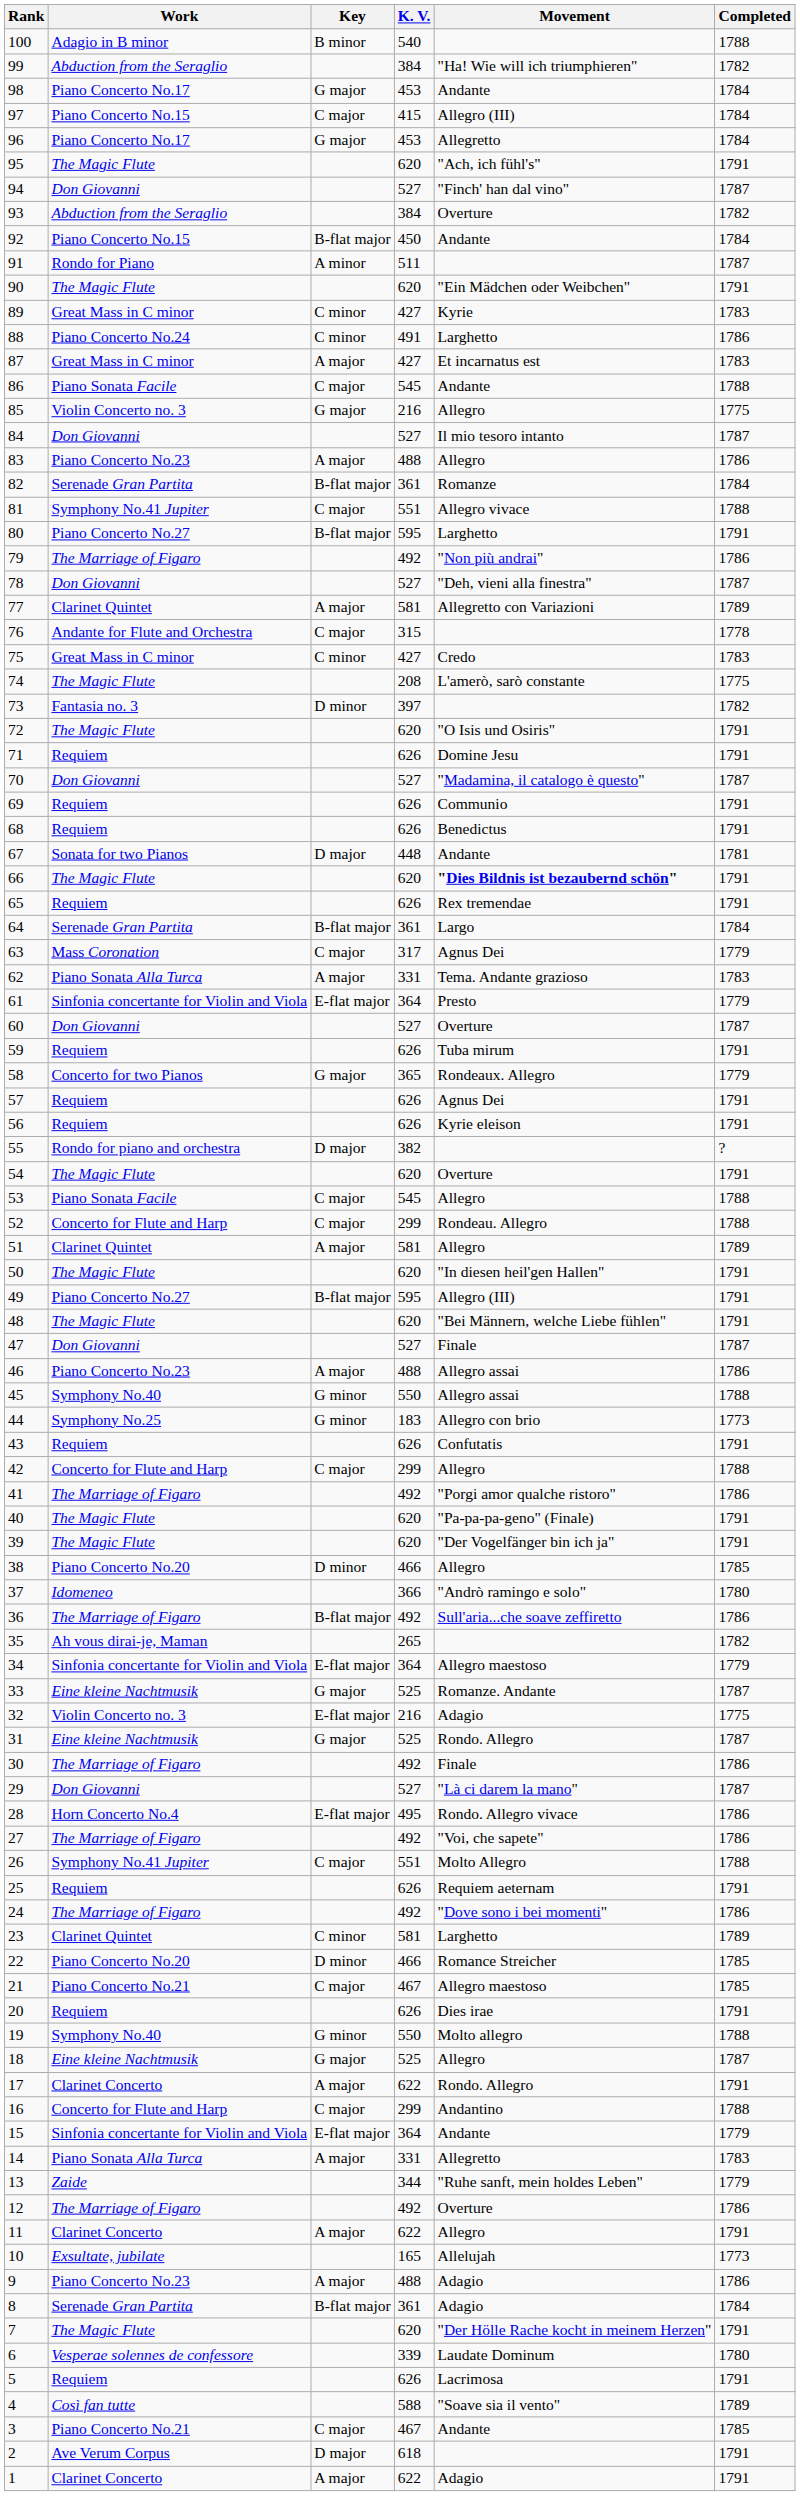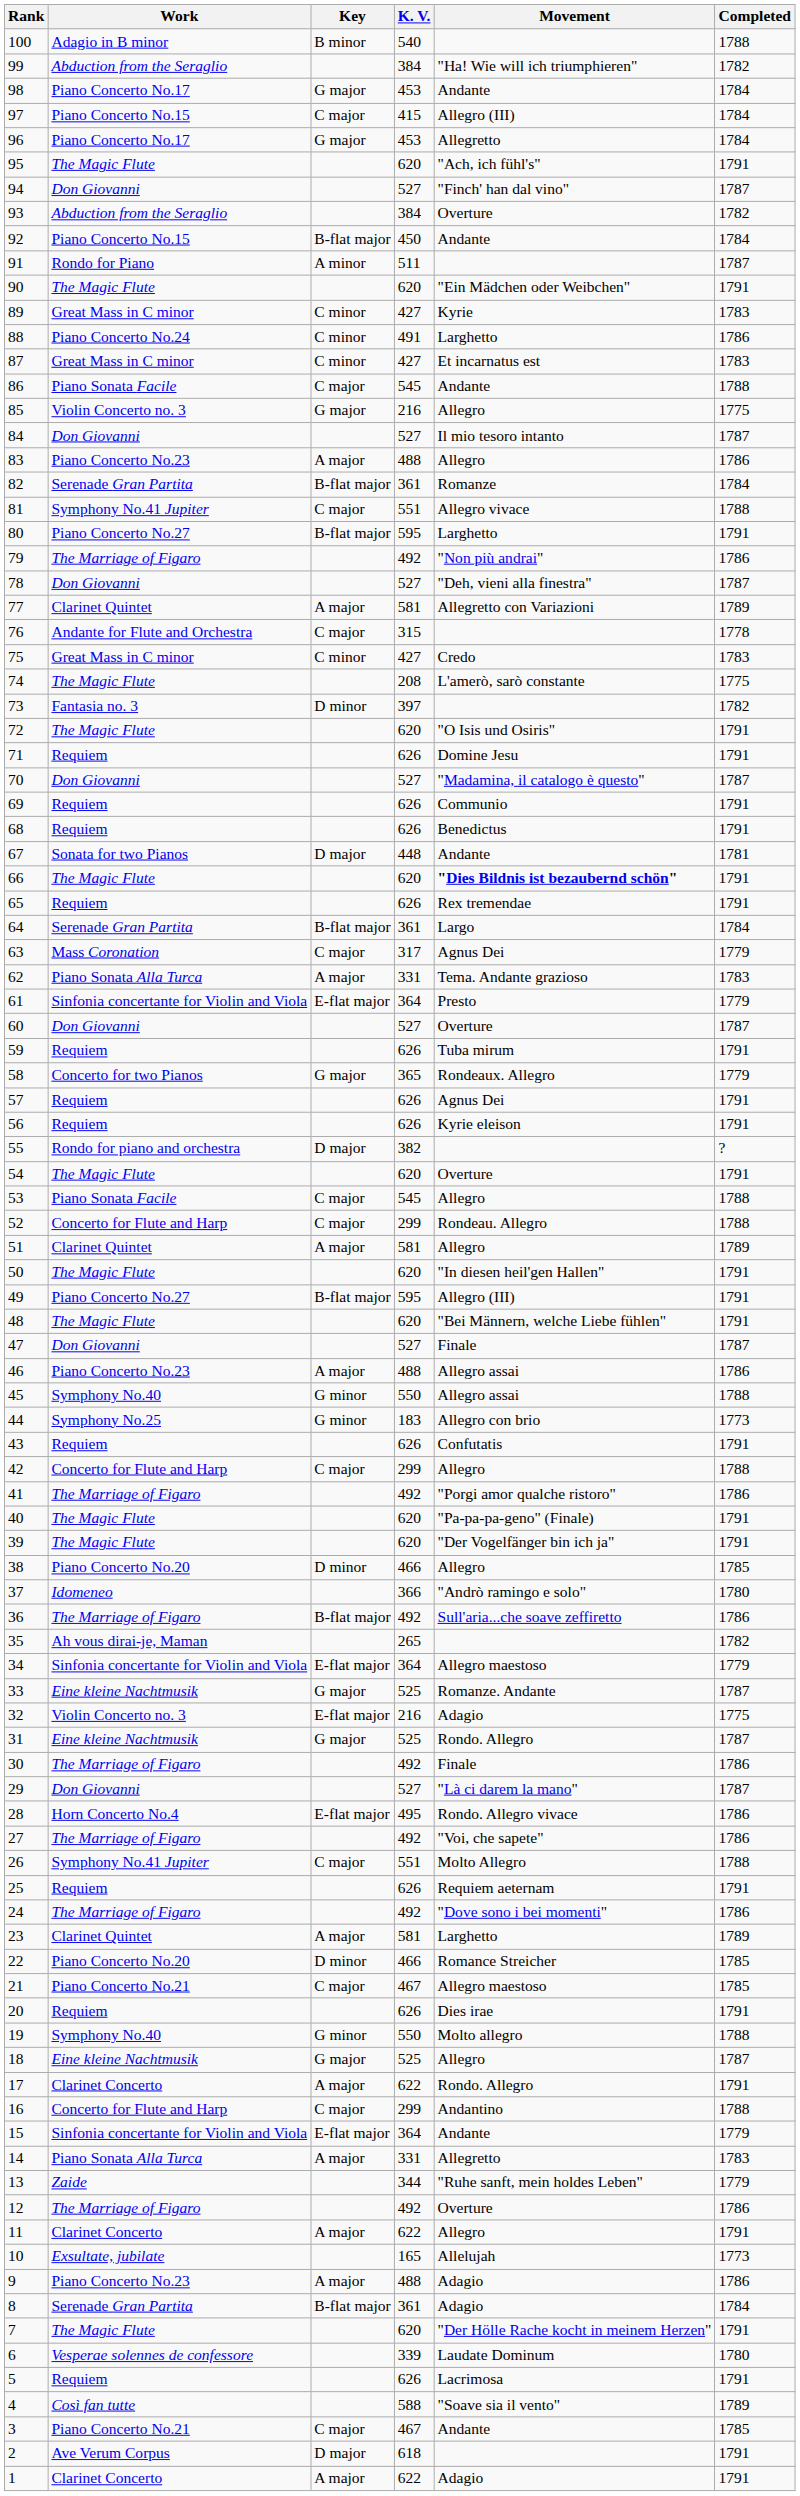(340, 361) A major -> (340, 361) C minor
(340, 1936) C minor -> (340, 1936) A major
